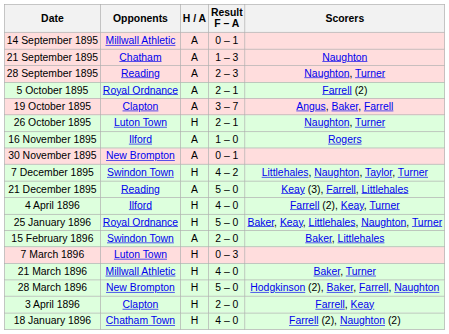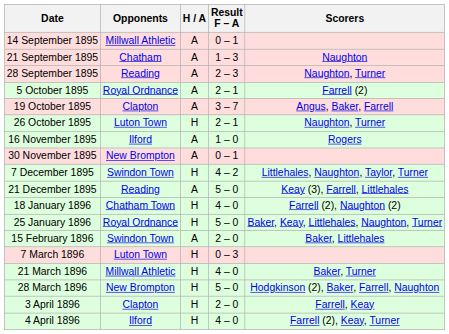rows swapped: (52, 321) <-> (52, 205)
